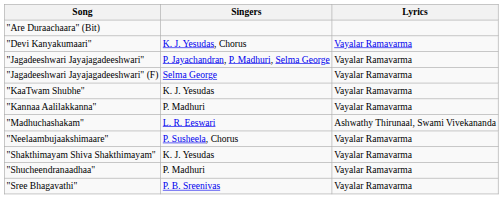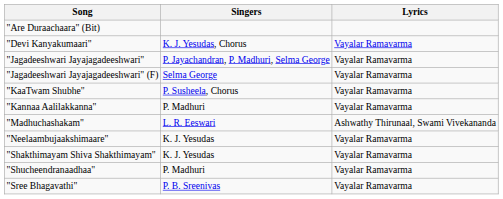(188, 91) K. J. Yesudas -> (201, 91) P. Susheela, Chorus
(201, 138) P. Susheela, Chorus -> (188, 138) K. J. Yesudas
